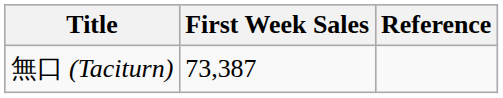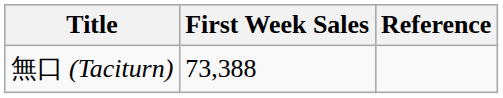(221, 68) 73,387 -> (221, 68) 73,388
